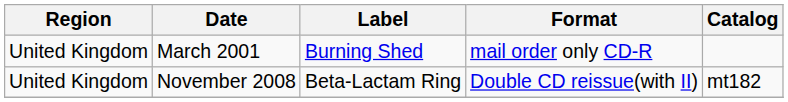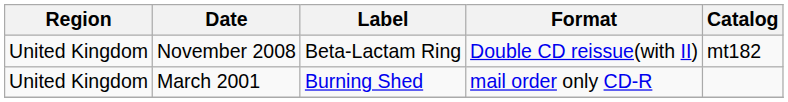rows swapped: (209, 50) <-> (226, 81)
